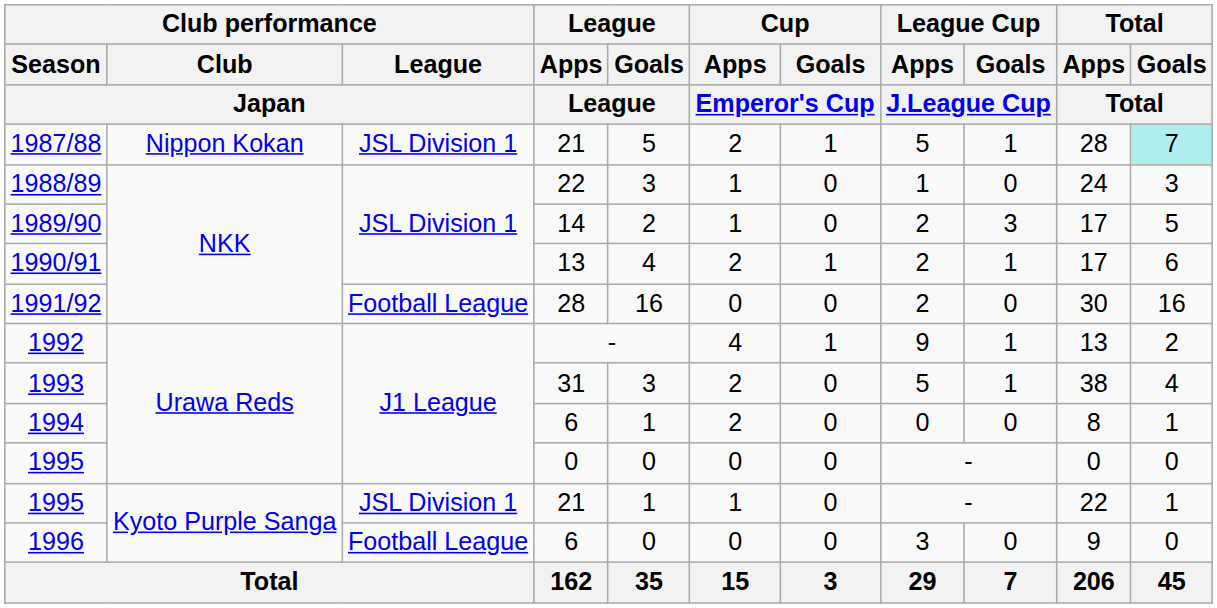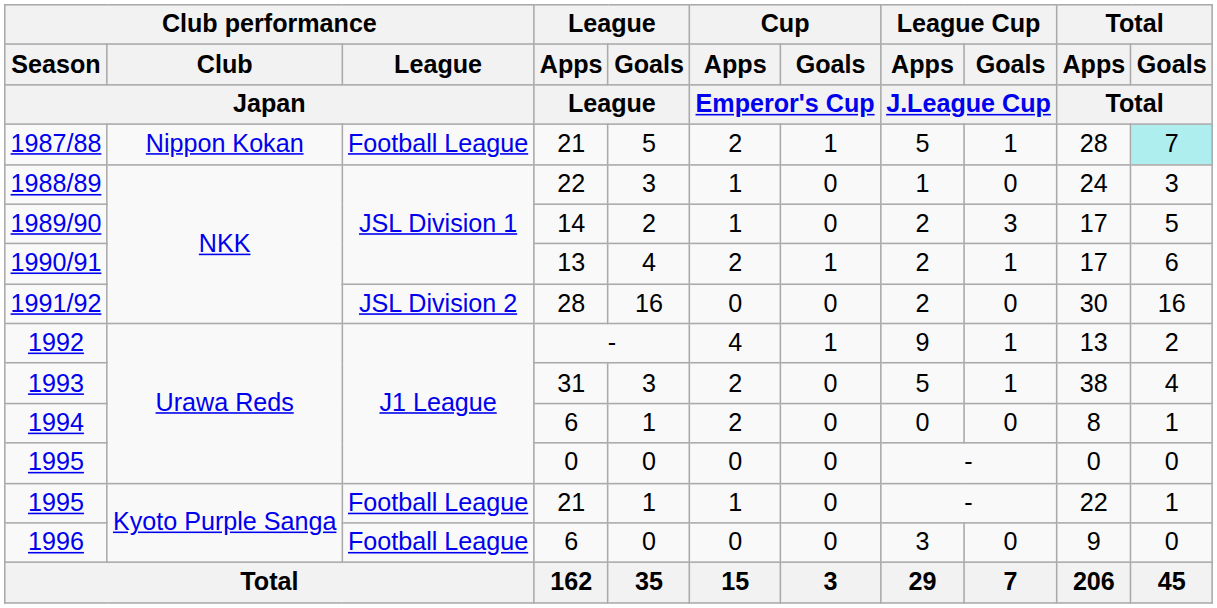(438, 143) JSL Division 1 -> (438, 143) Football League
(438, 303) Football League -> (438, 303) JSL Division 2
(438, 502) JSL Division 1 -> (438, 502) Football League
